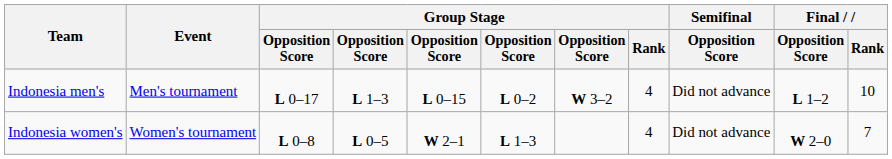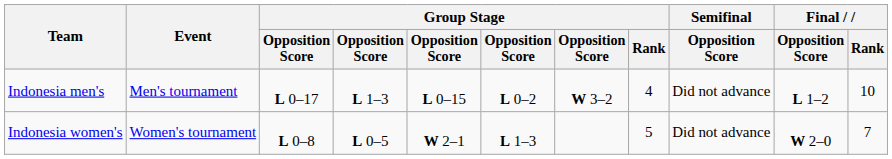(649, 133) 4 -> (649, 133) 5
